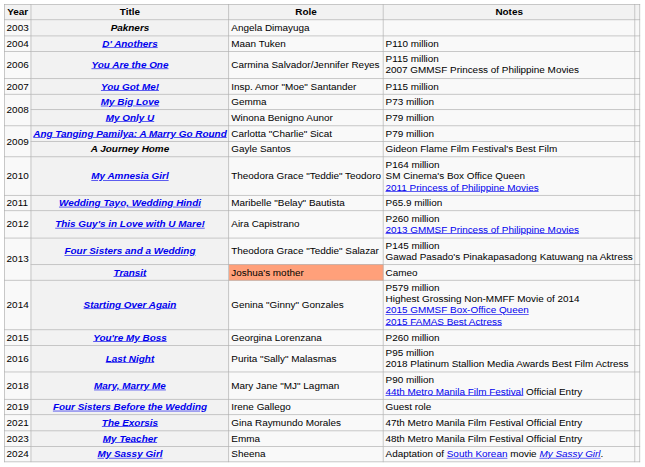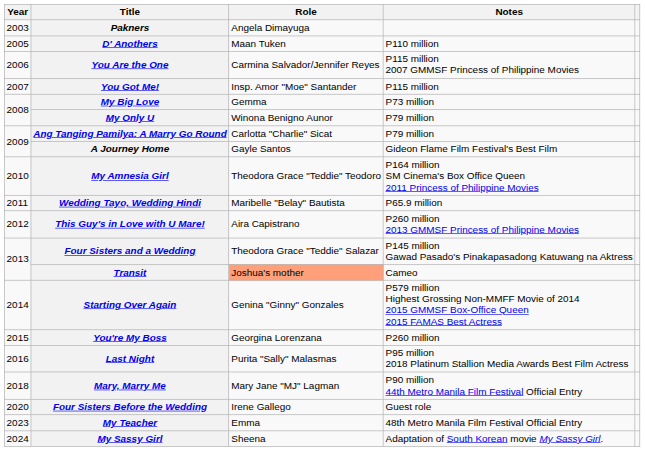(18, 43) 2004 -> (18, 43) 2005
(18, 407) 2019 -> (18, 407) 2020
- row: (130, 422)
